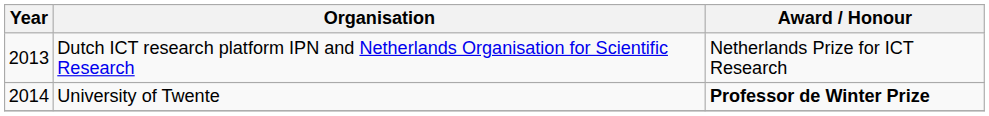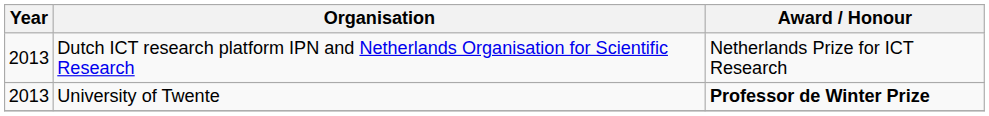(29, 96) 2014 -> (29, 96) 2013
